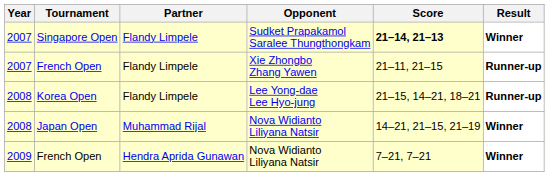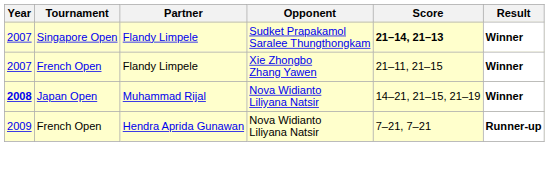(514, 67) Runner-up -> (504, 67) Winner
- row: (67, 97)
(19, 127) normal -> (19, 97) bold
(504, 157) Winner -> (514, 127) Runner-up
